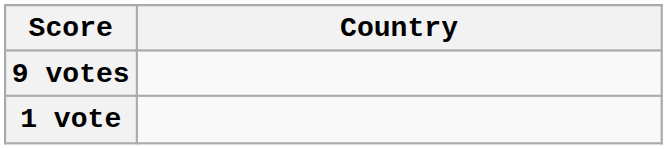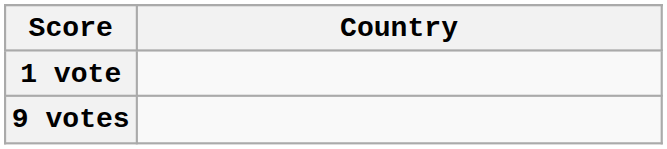rows swapped: (71, 74) <-> (71, 119)
